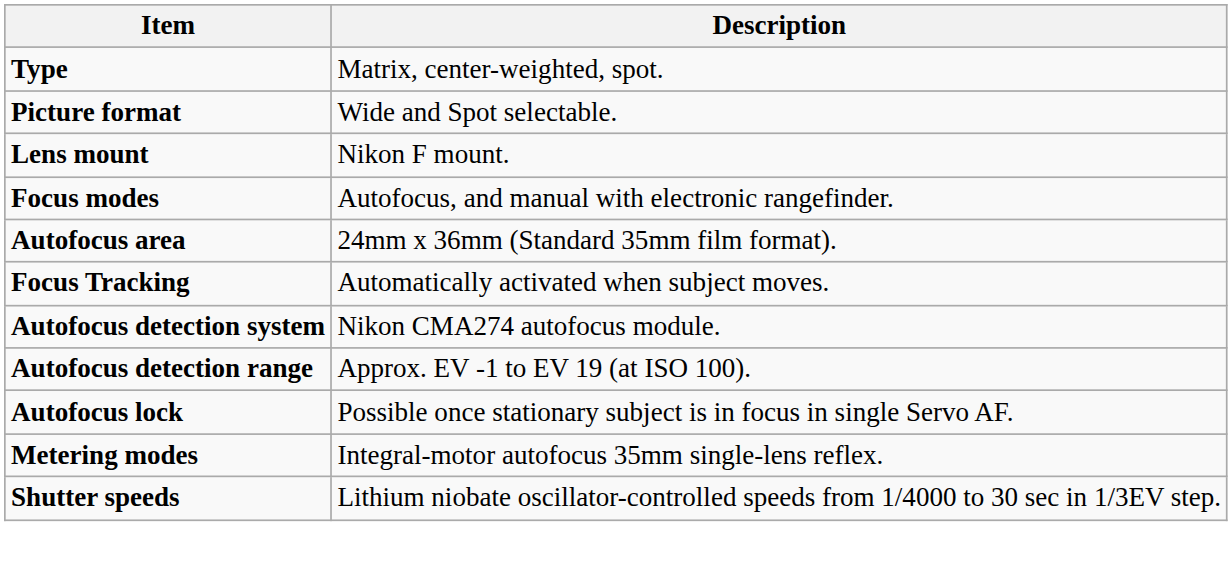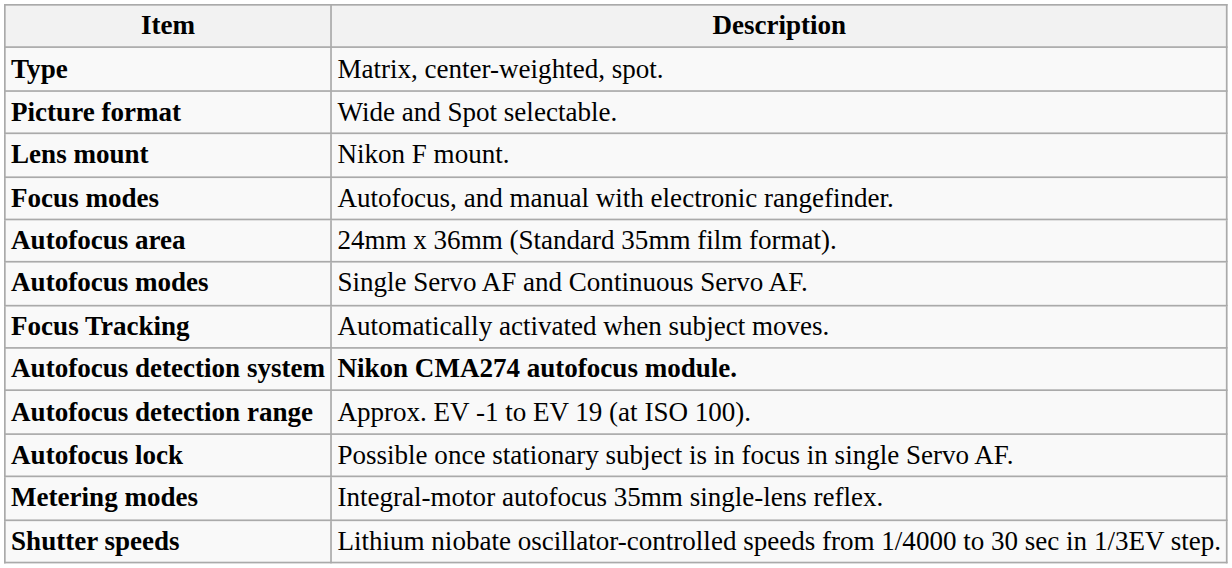+ row: (110, 283)
(529, 326) normal -> (537, 369) bold
